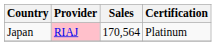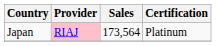(121, 31) 170,564 -> (121, 31) 173,564
